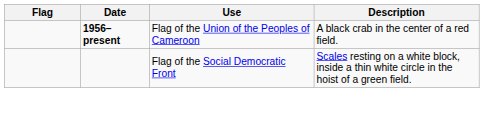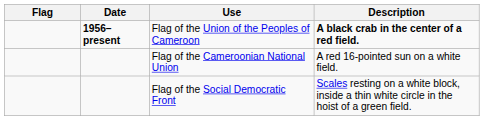(393, 34) normal -> (389, 34) bold
+ row: (228, 62)
